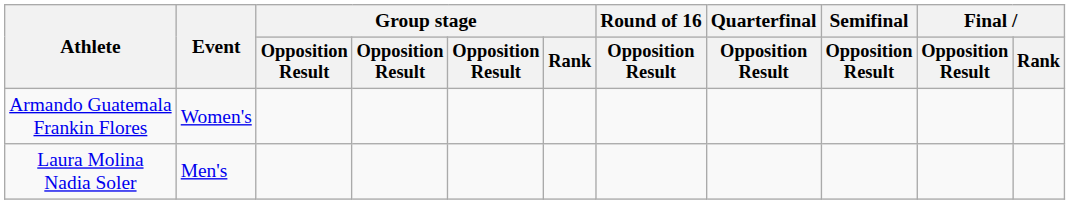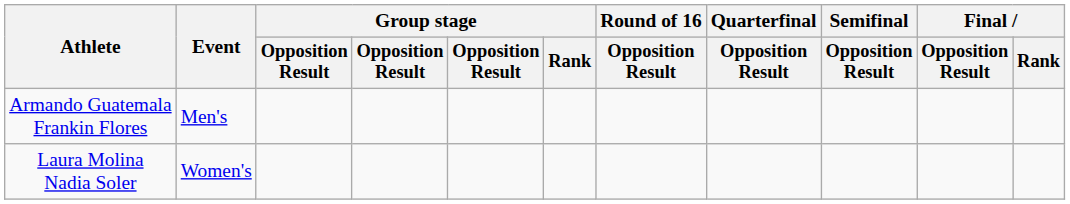(216, 116) Women's -> (204, 116) Men's
(204, 171) Men's -> (216, 171) Women's
